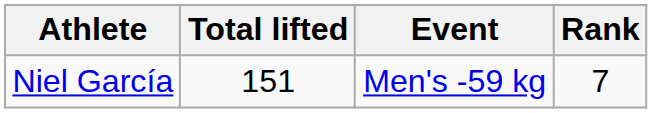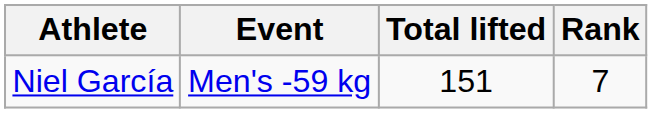columns swapped: (455, 30) <-> (268, 30)
